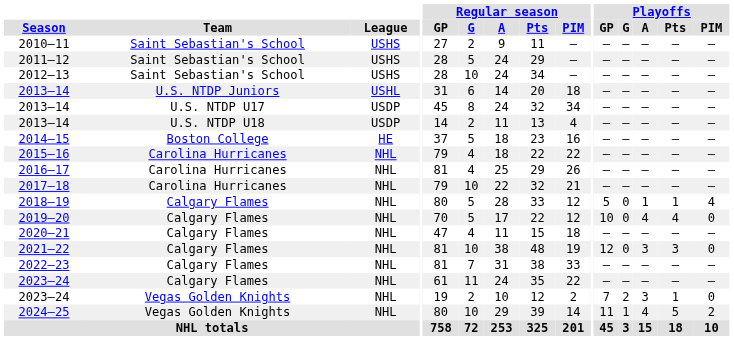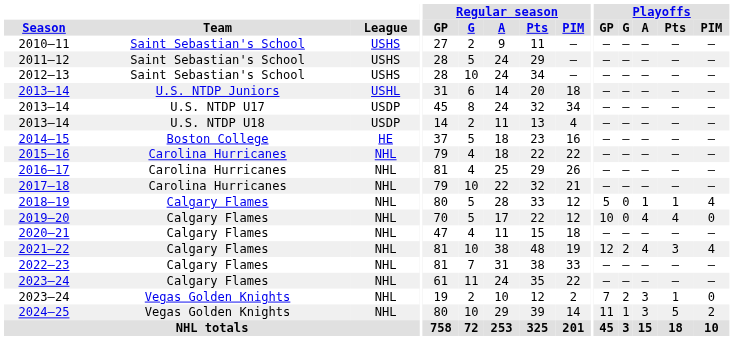(626, 249) 0 -> (626, 249) 2
(645, 249) 3 -> (645, 249) 4
(711, 249) 0 -> (711, 249) 4
(645, 312) 4 -> (645, 312) 3
